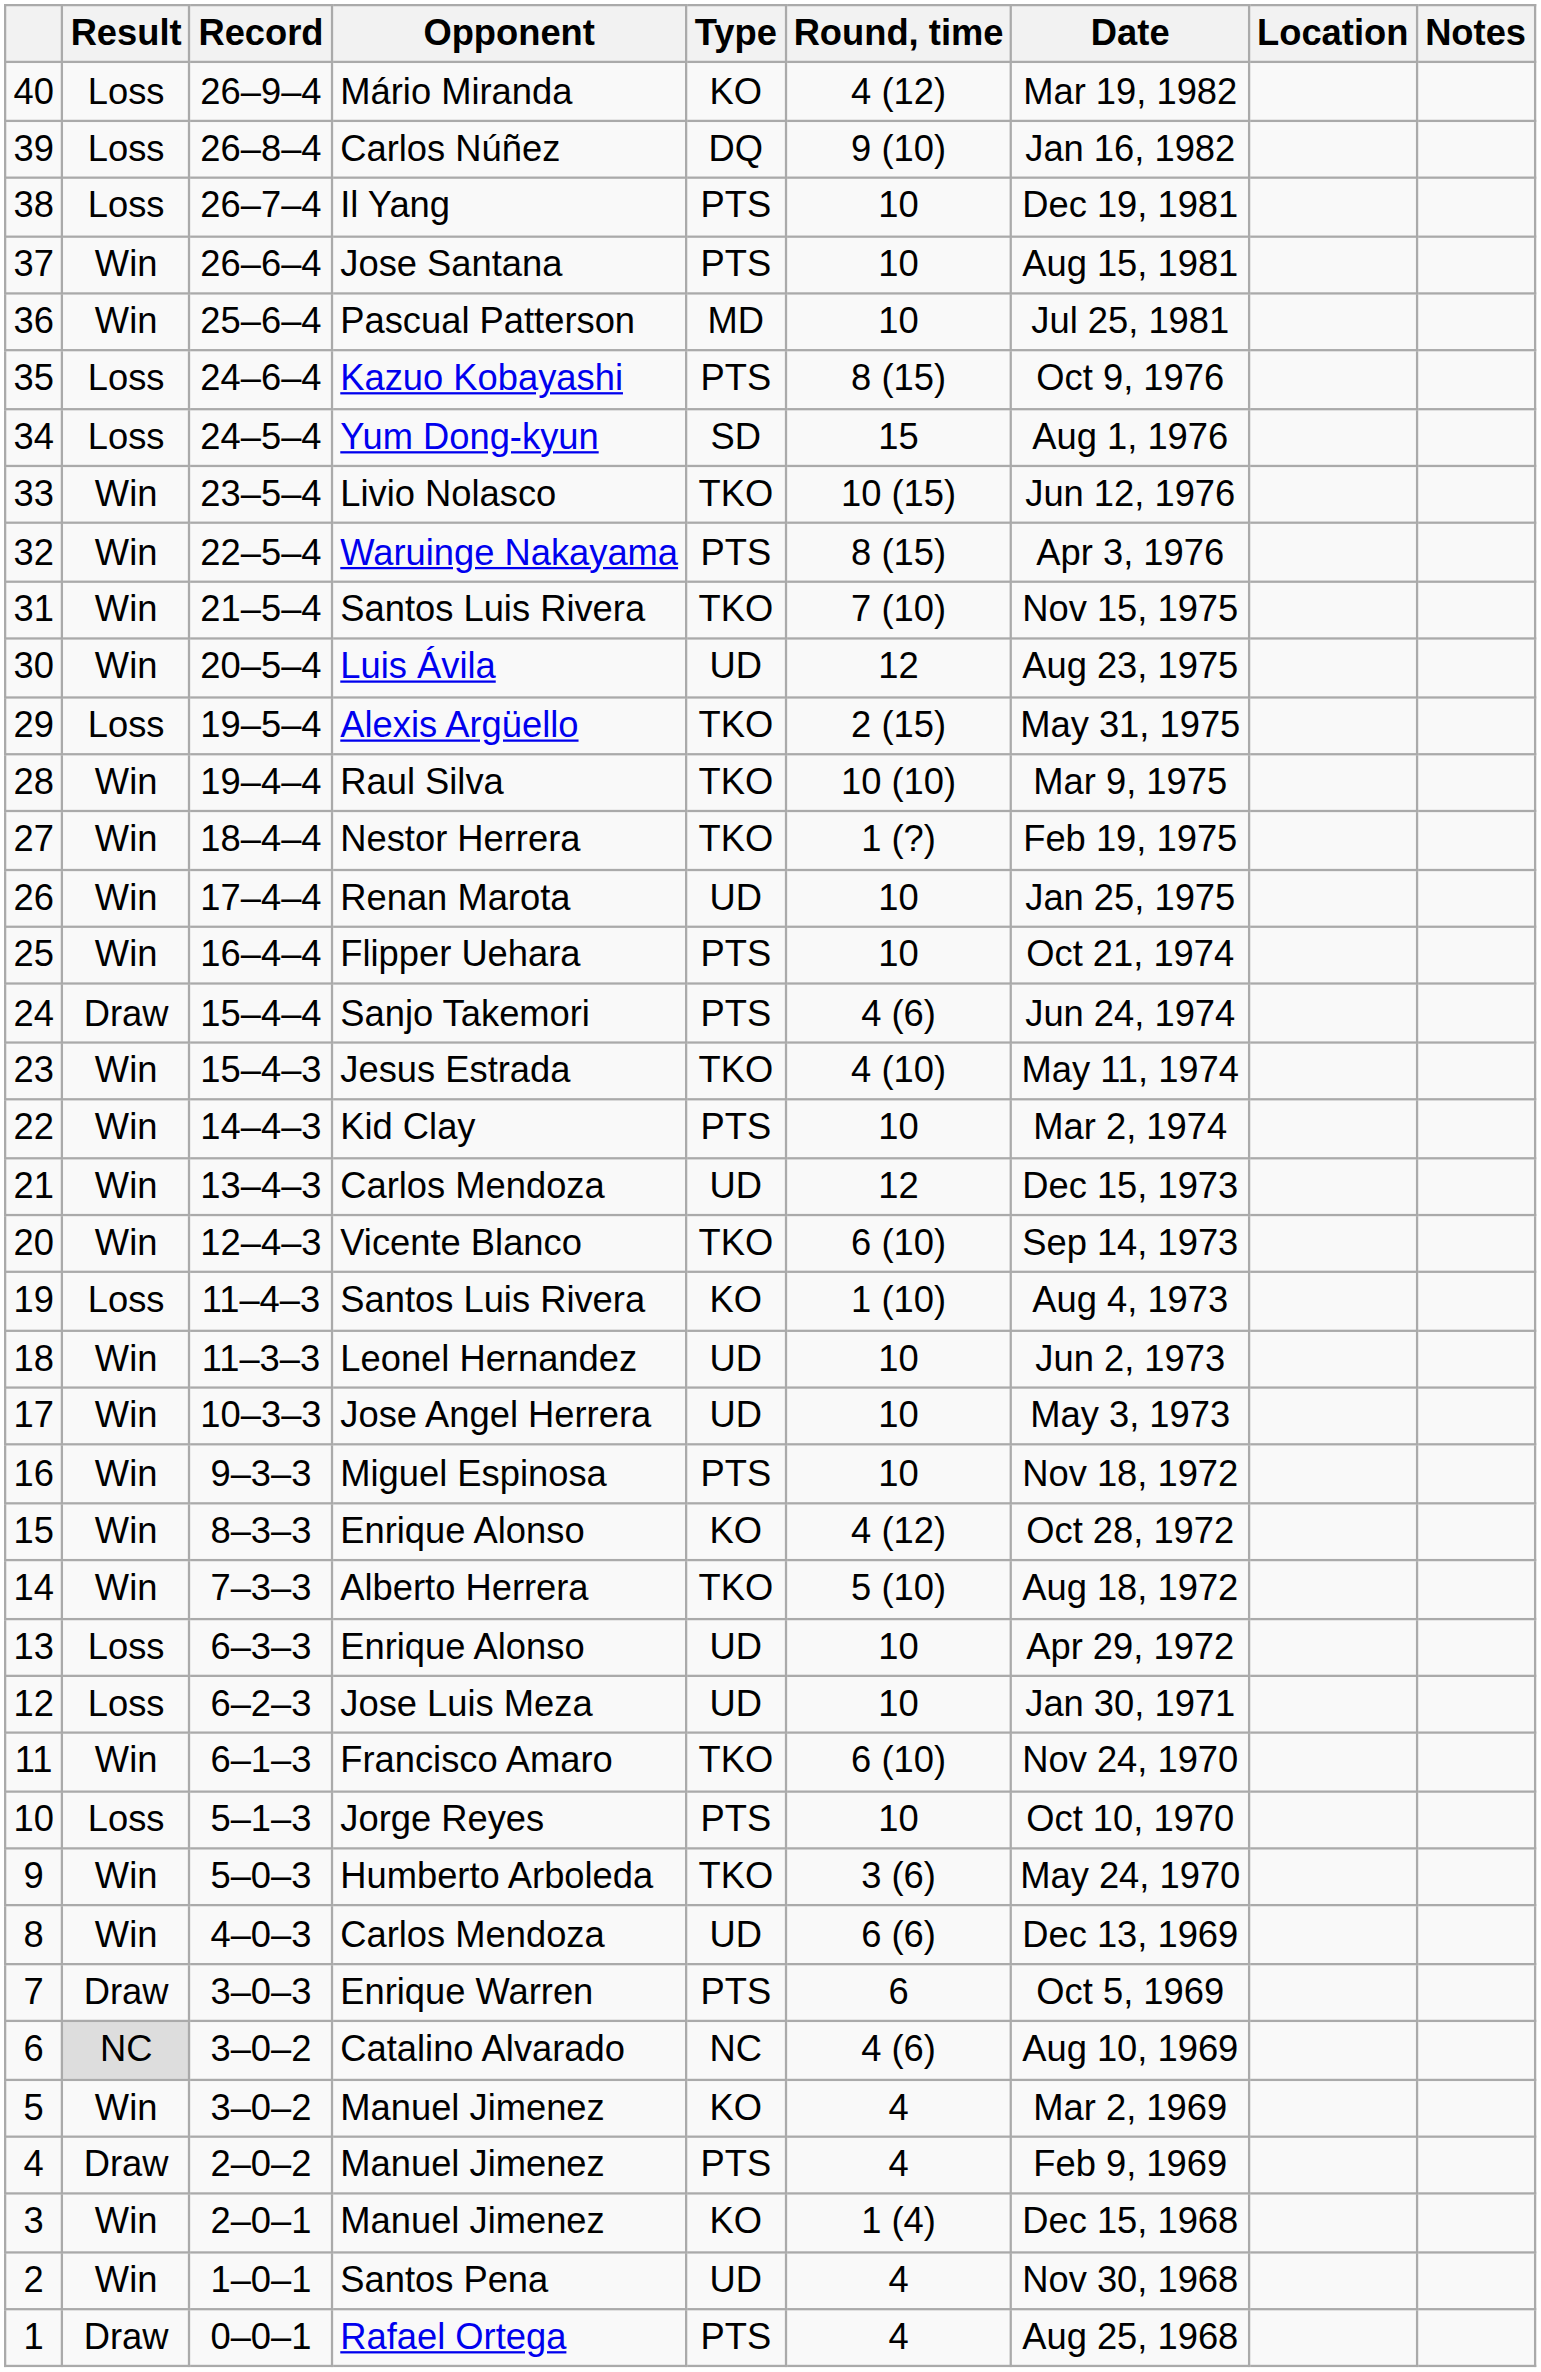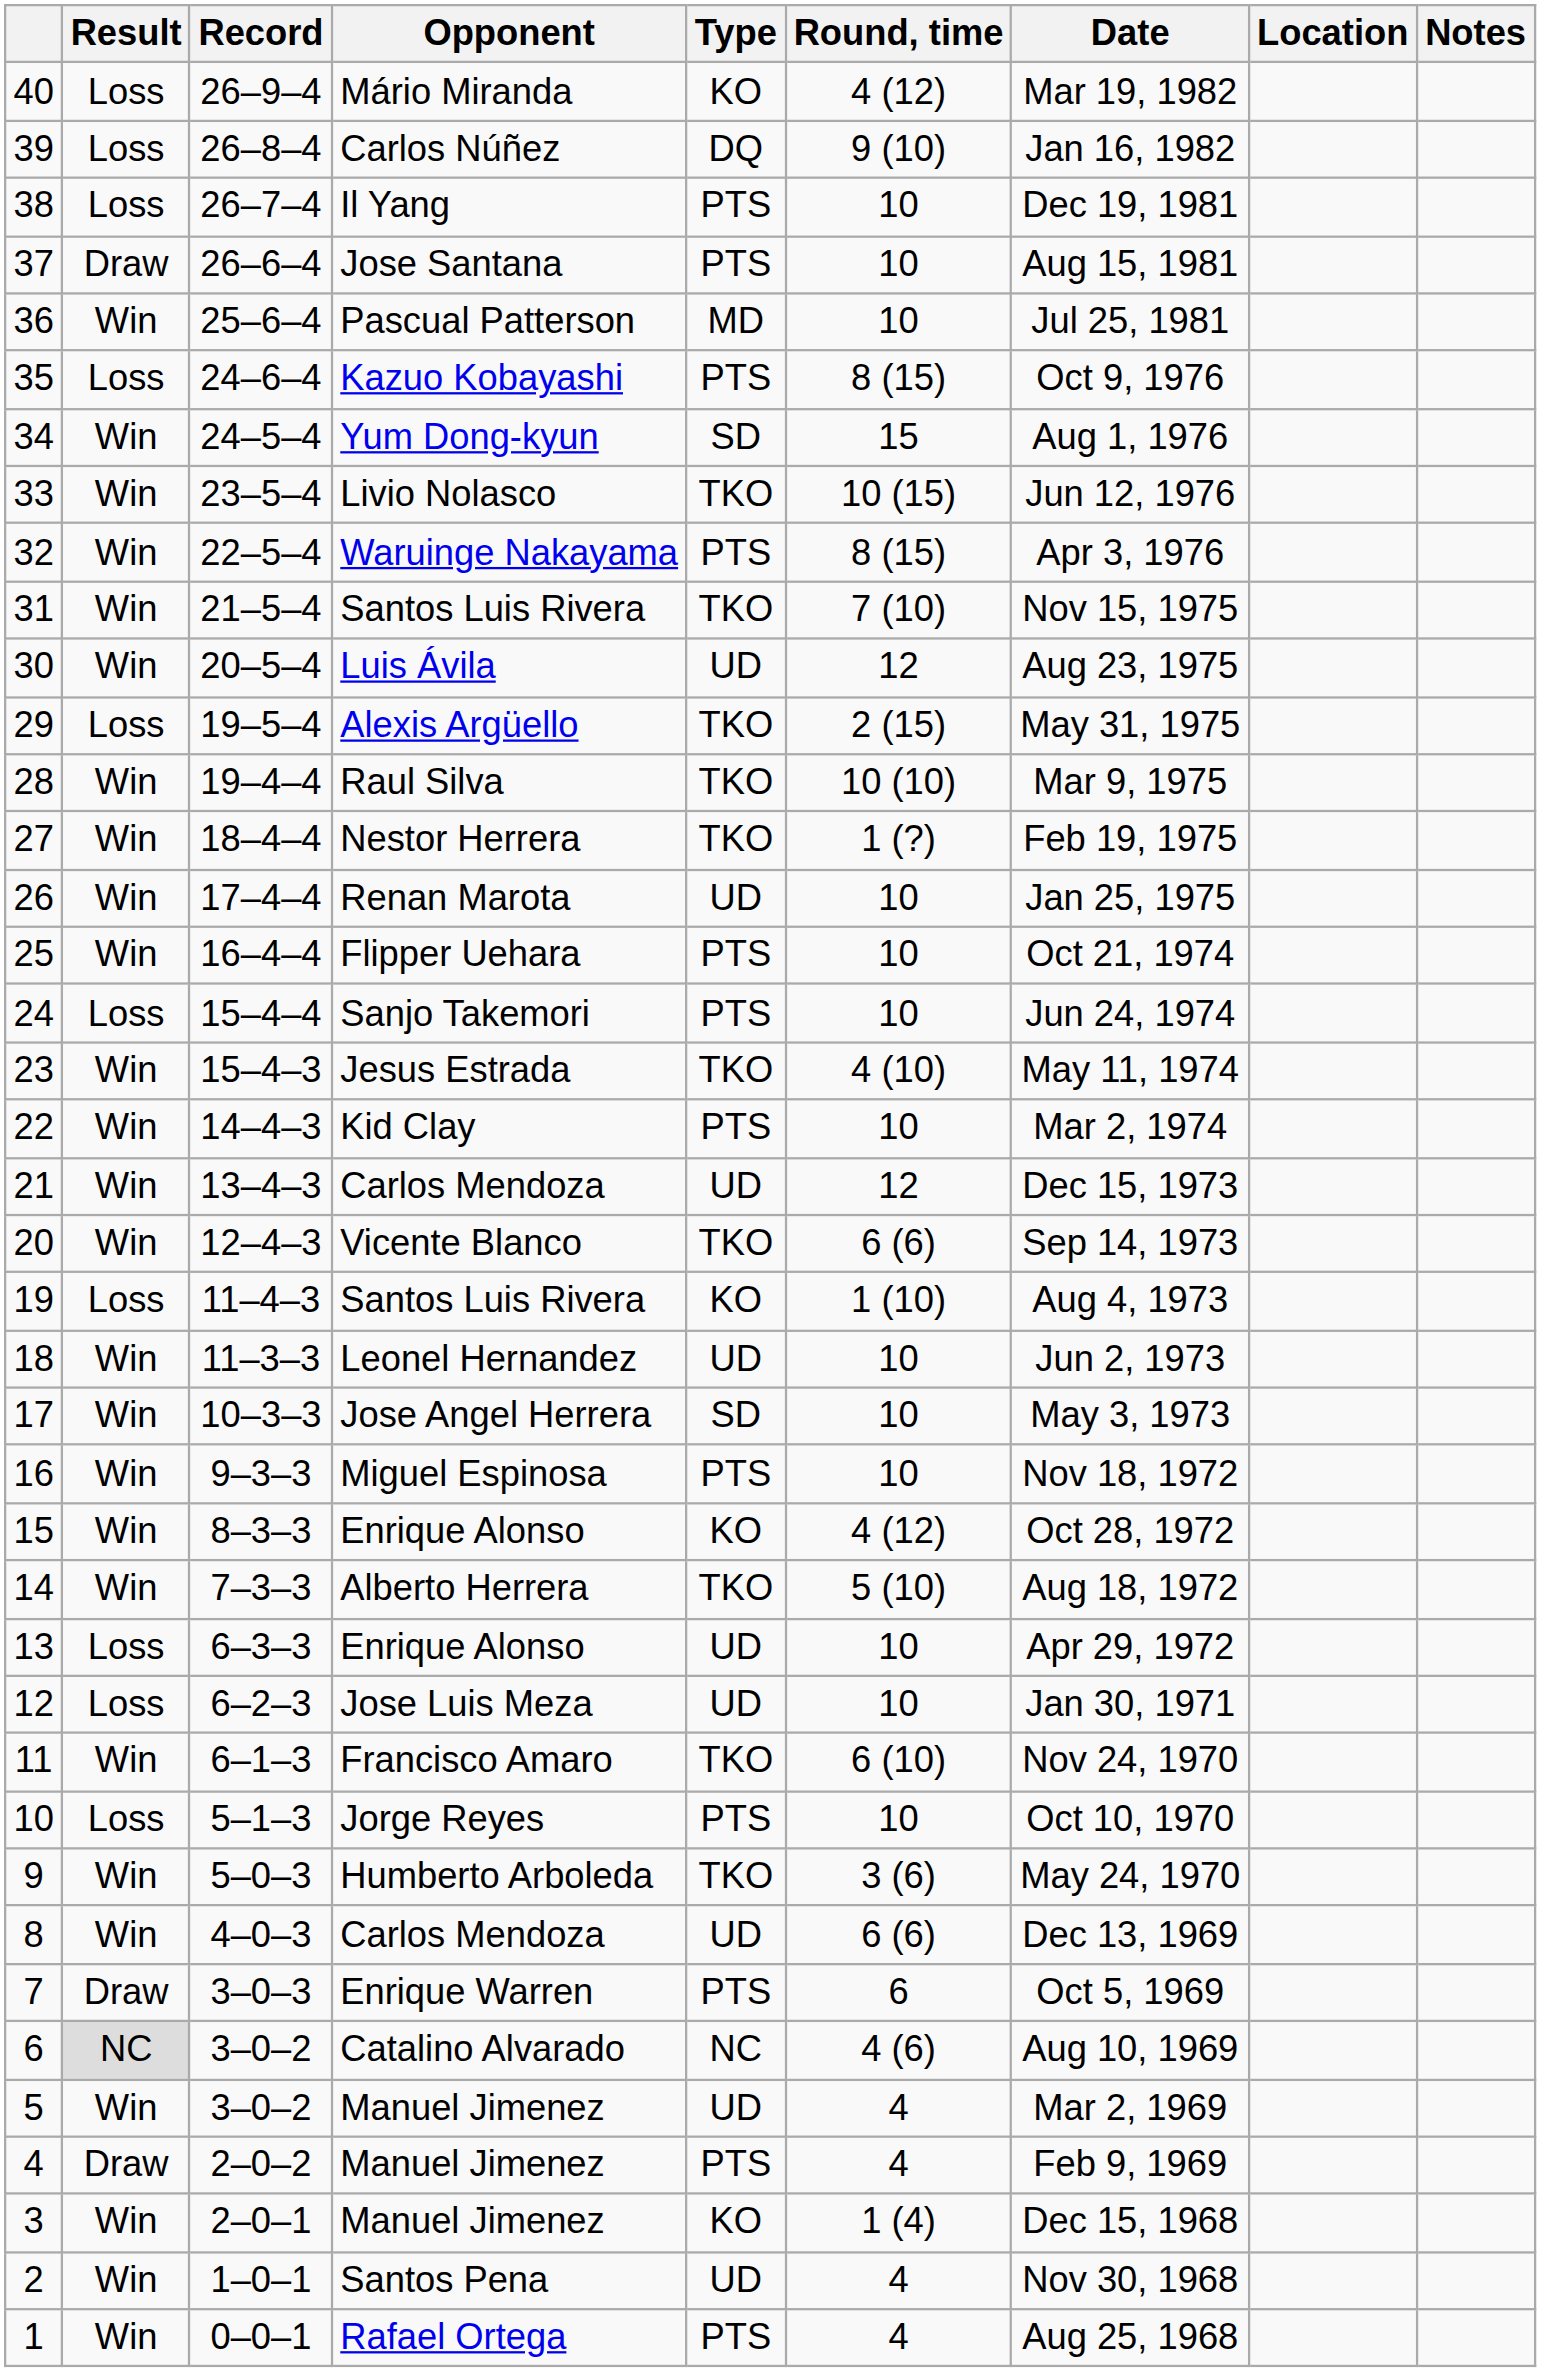(126, 263) Win -> (126, 263) Draw
(126, 436) Loss -> (126, 436) Win
(126, 1012) Draw -> (126, 1012) Loss
(899, 1012) 4 (6) -> (899, 1012) 10
(899, 1242) 6 (10) -> (899, 1242) 6 (6)
(736, 1415) UD -> (736, 1415) SD
(736, 2106) KO -> (736, 2106) UD
(126, 2337) Draw -> (126, 2337) Win
